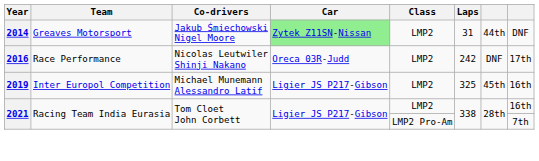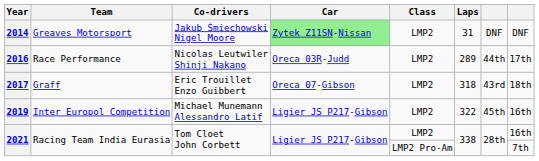(494, 33) 44th -> (494, 33) DNF
(468, 59) 242 -> (468, 59) 289
(494, 59) DNF -> (494, 59) 44th
+ row: (18, 85)
(468, 85) 325 -> (468, 111) 322
